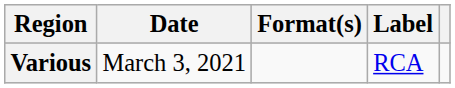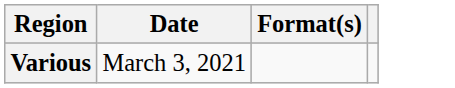- column: (403, 23)
